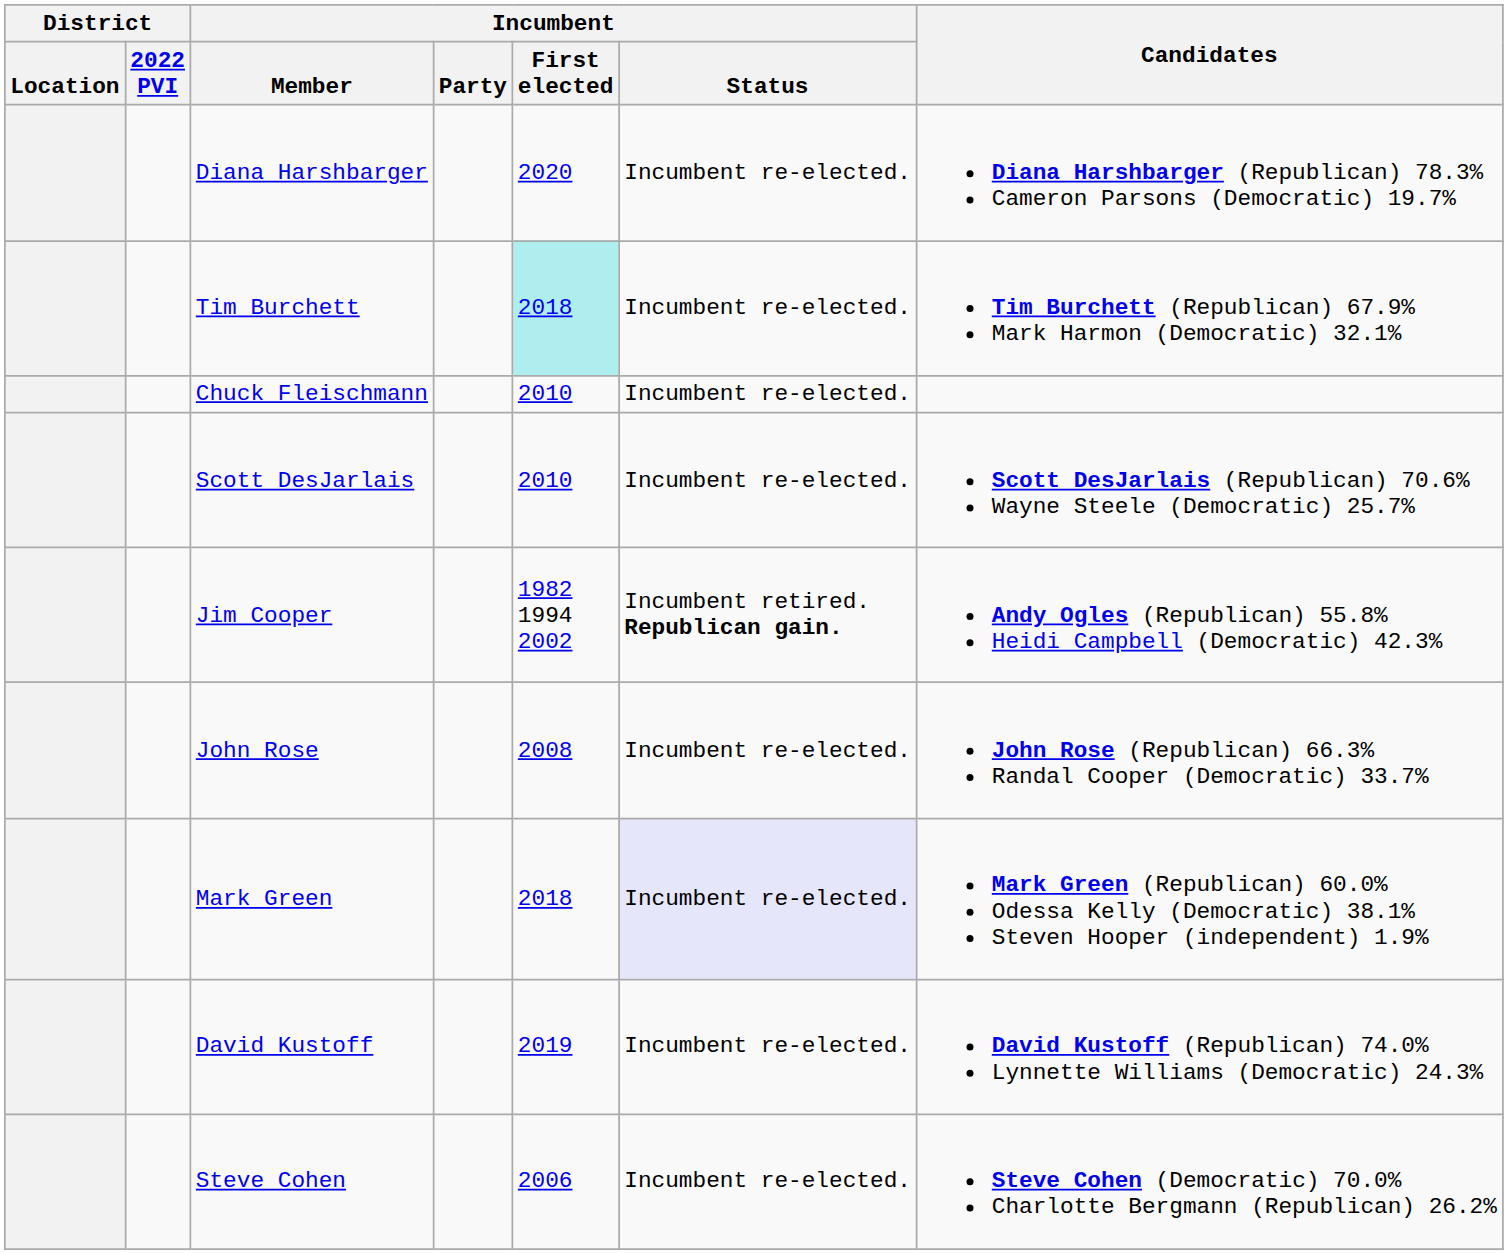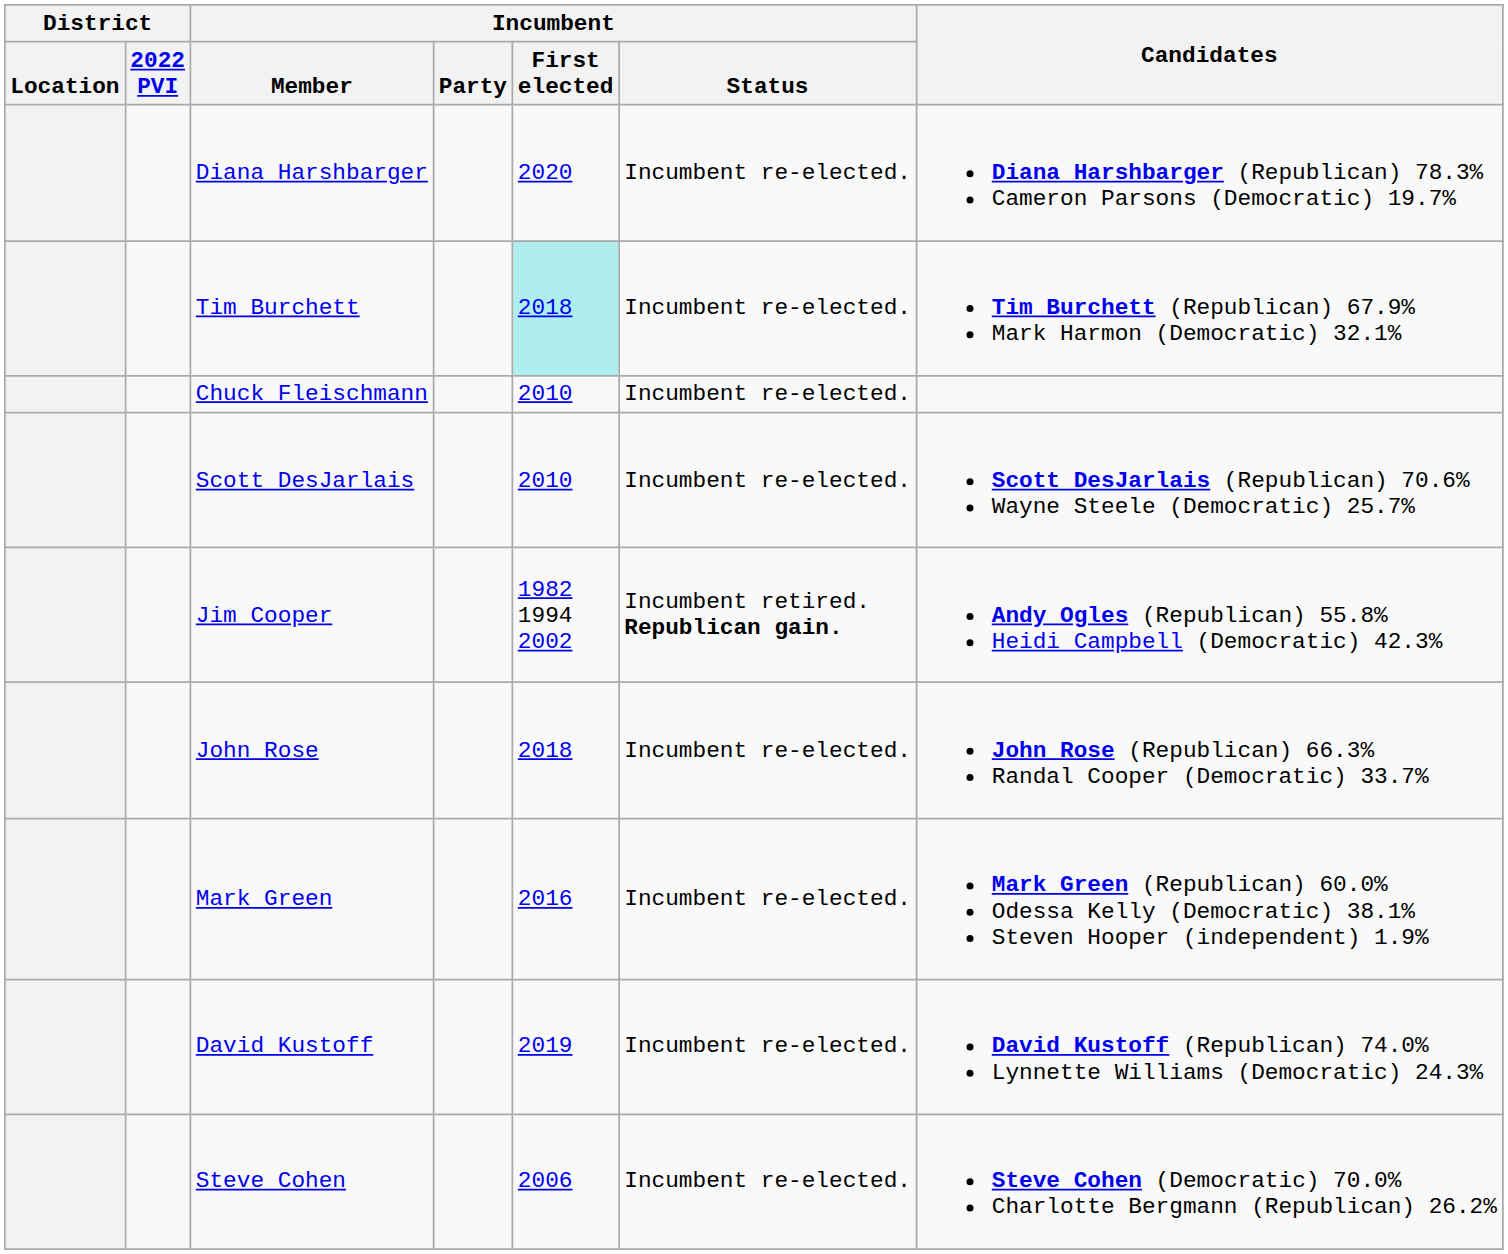(545, 750) 2008 -> (545, 750) 2018
(545, 898) 2018 -> (545, 898) 2016
(768, 898) lavender background -> (768, 898) no background
